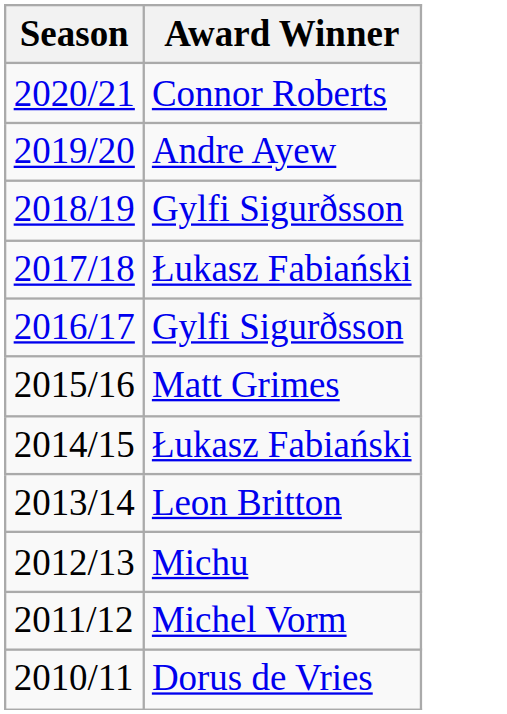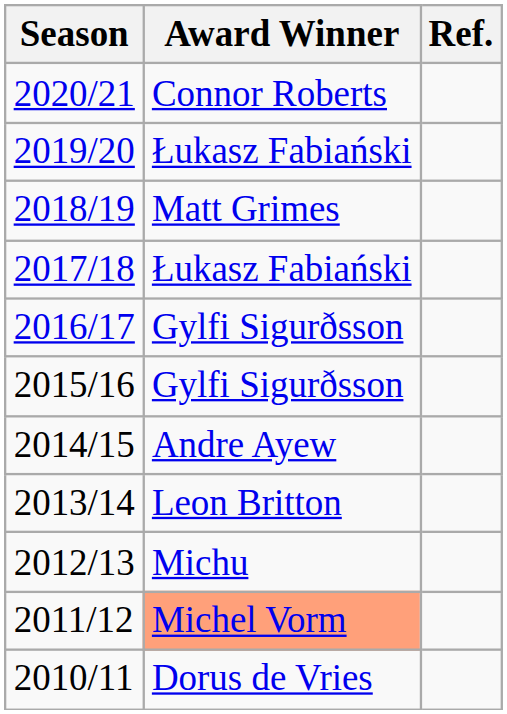+ column: (461, 33)
(244, 151) Andre Ayew -> (282, 151) Łukasz Fabiański
(278, 209) Gylfi Sigurðsson -> (246, 209) Matt Grimes
(246, 385) Matt Grimes -> (278, 385) Gylfi Sigurðsson
(282, 444) Łukasz Fabiański -> (244, 444) Andre Ayew
(249, 619) no background -> (249, 619) lightsalmon background
